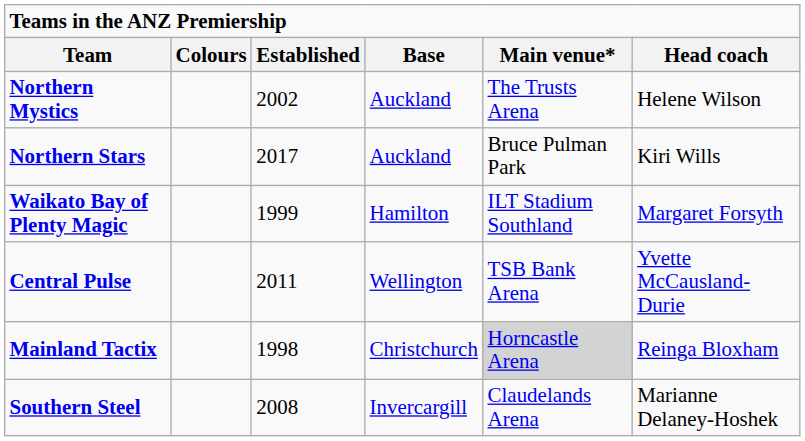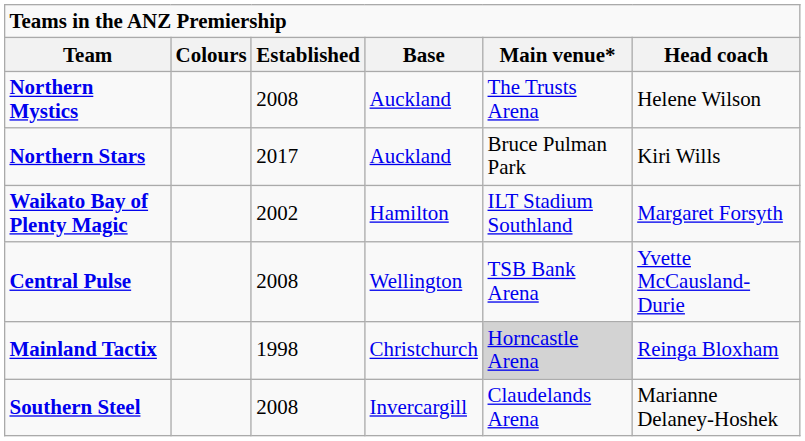(277, 99) 2002 -> (277, 99) 2008
(277, 213) 1999 -> (277, 213) 2002
(277, 281) 2011 -> (277, 281) 2008
